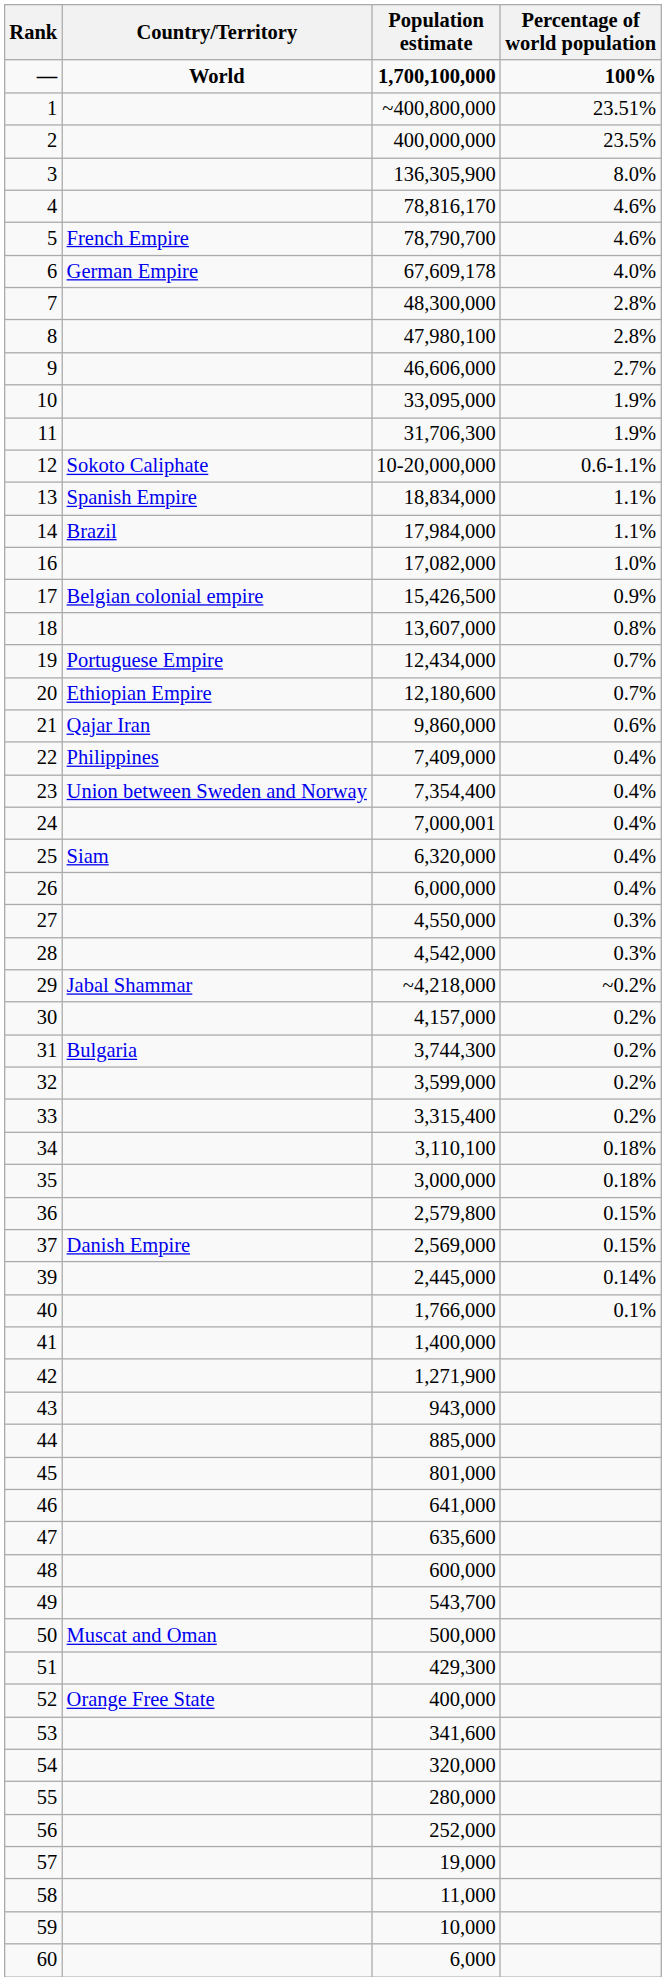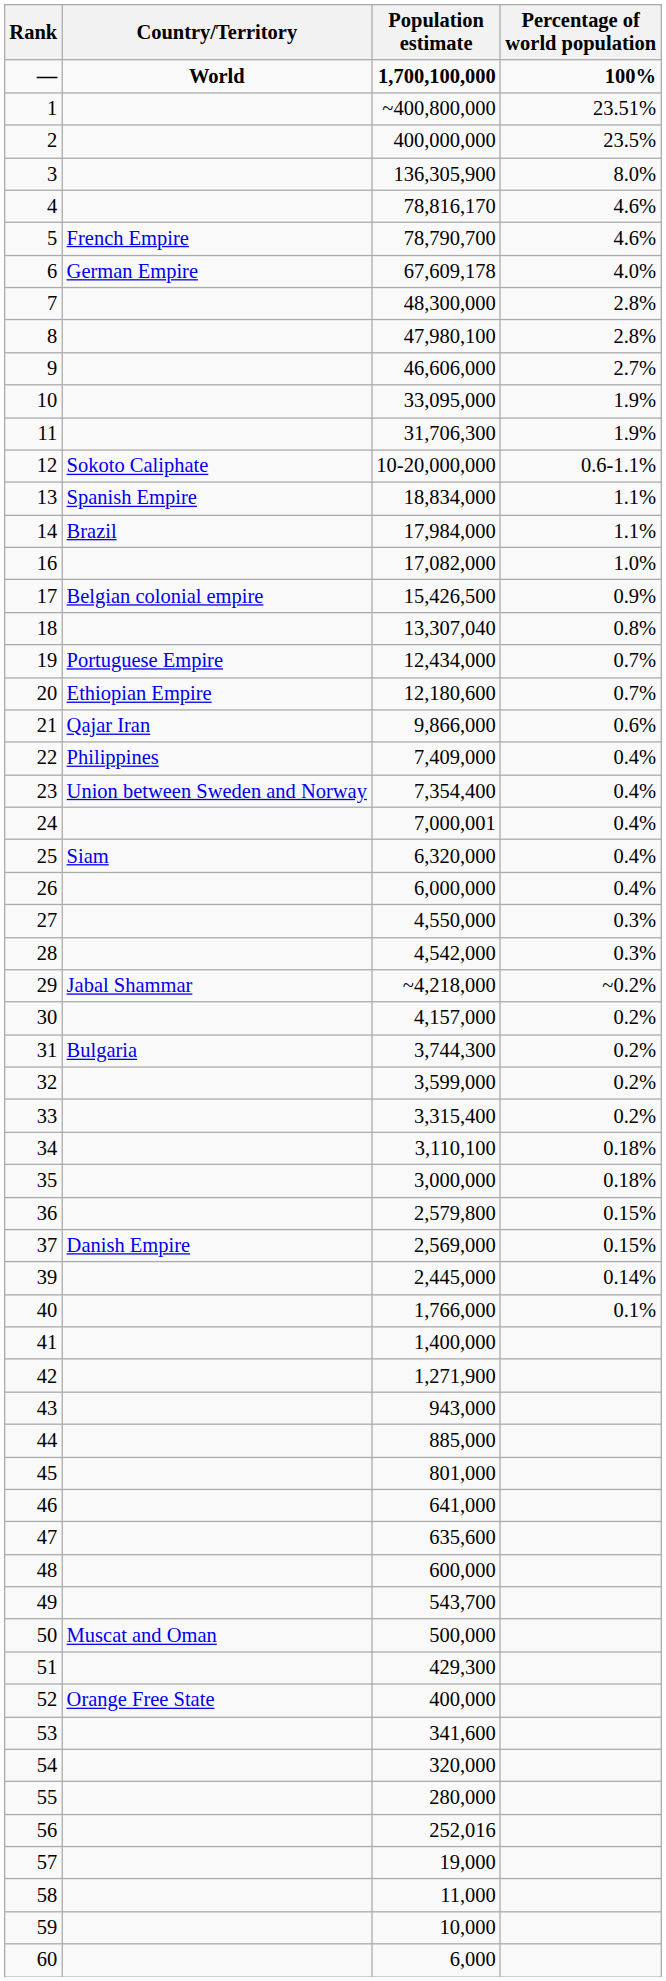(450, 628) 13,607,000 -> (450, 628) 13,307,040
(455, 725) 9,860,000 -> (455, 725) 9,866,000
(463, 1830) 252,000 -> (463, 1830) 252,016
